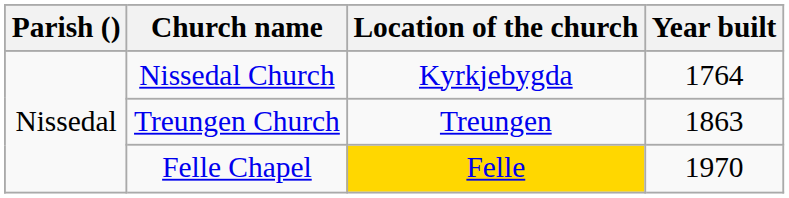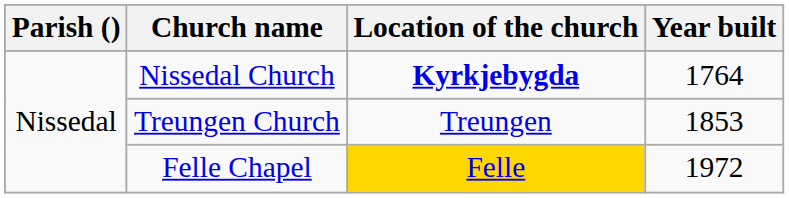(496, 74) normal -> (496, 74) bold
(714, 121) 1863 -> (714, 121) 1853
(714, 167) 1970 -> (714, 167) 1972
